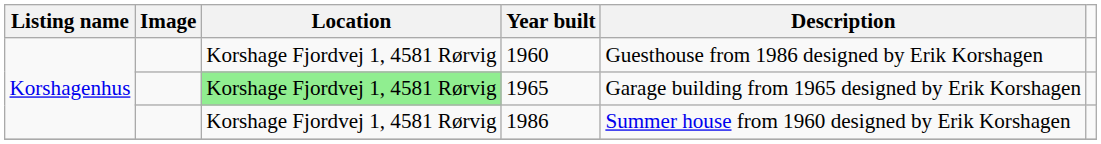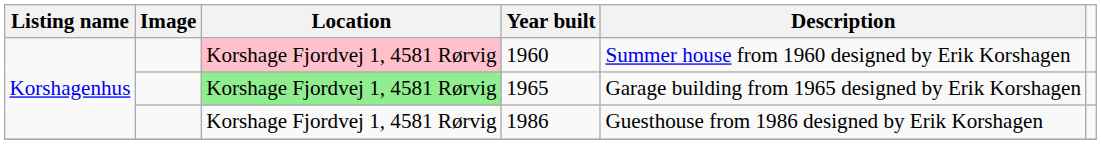(351, 54) no background -> (351, 54) pink background
(824, 54) Guesthouse from 1986 designed by Erik Korshagen -> (838, 54) Summer house from 1960 designed by Erik Korshagen
(838, 121) Summer house from 1960 designed by Erik Korshagen -> (824, 121) Guesthouse from 1986 designed by Erik Korshagen
